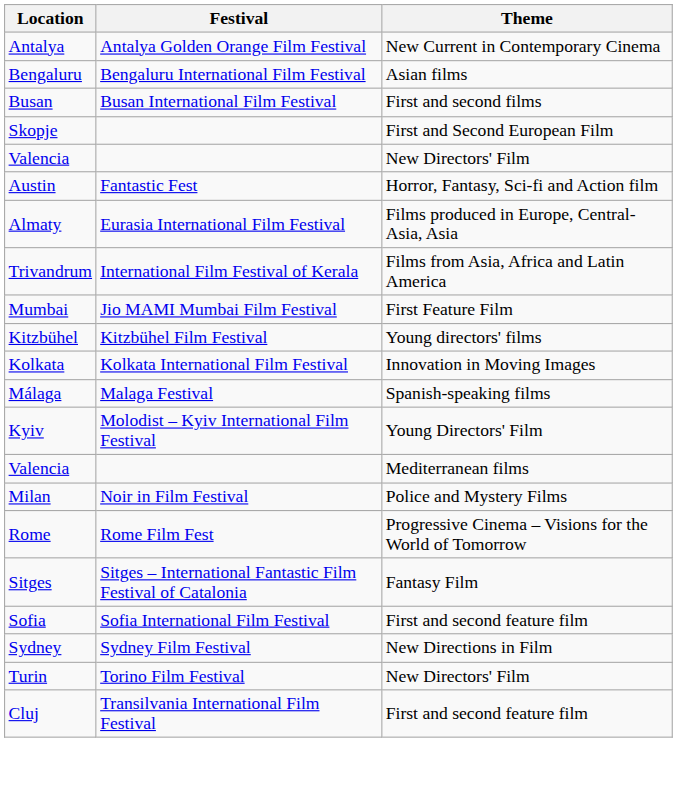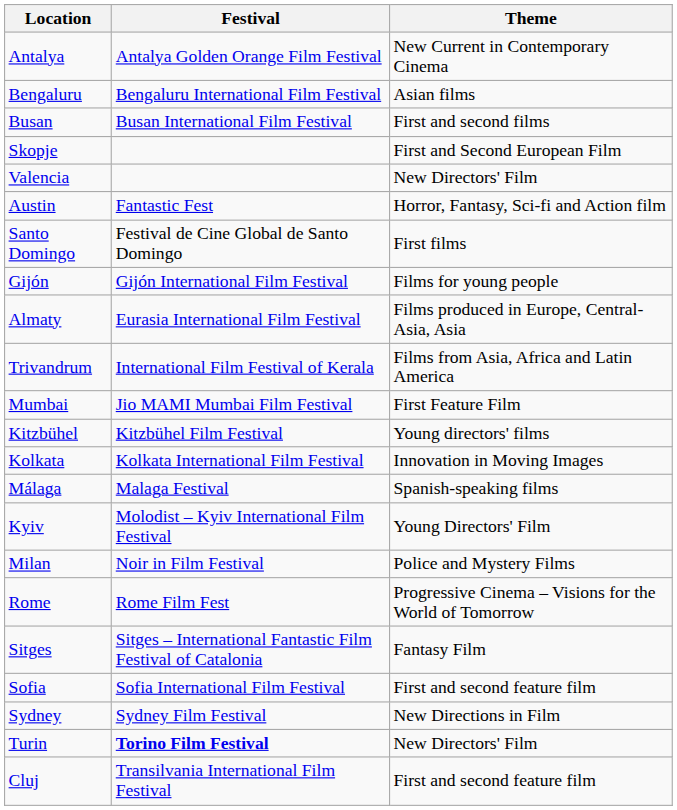+ row: (42, 243)
+ row: (29, 281)
- row: (39, 468)
(172, 675) normal -> (192, 743) bold
